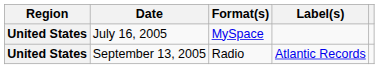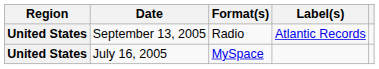rows swapped: (130, 34) <-> (149, 53)
